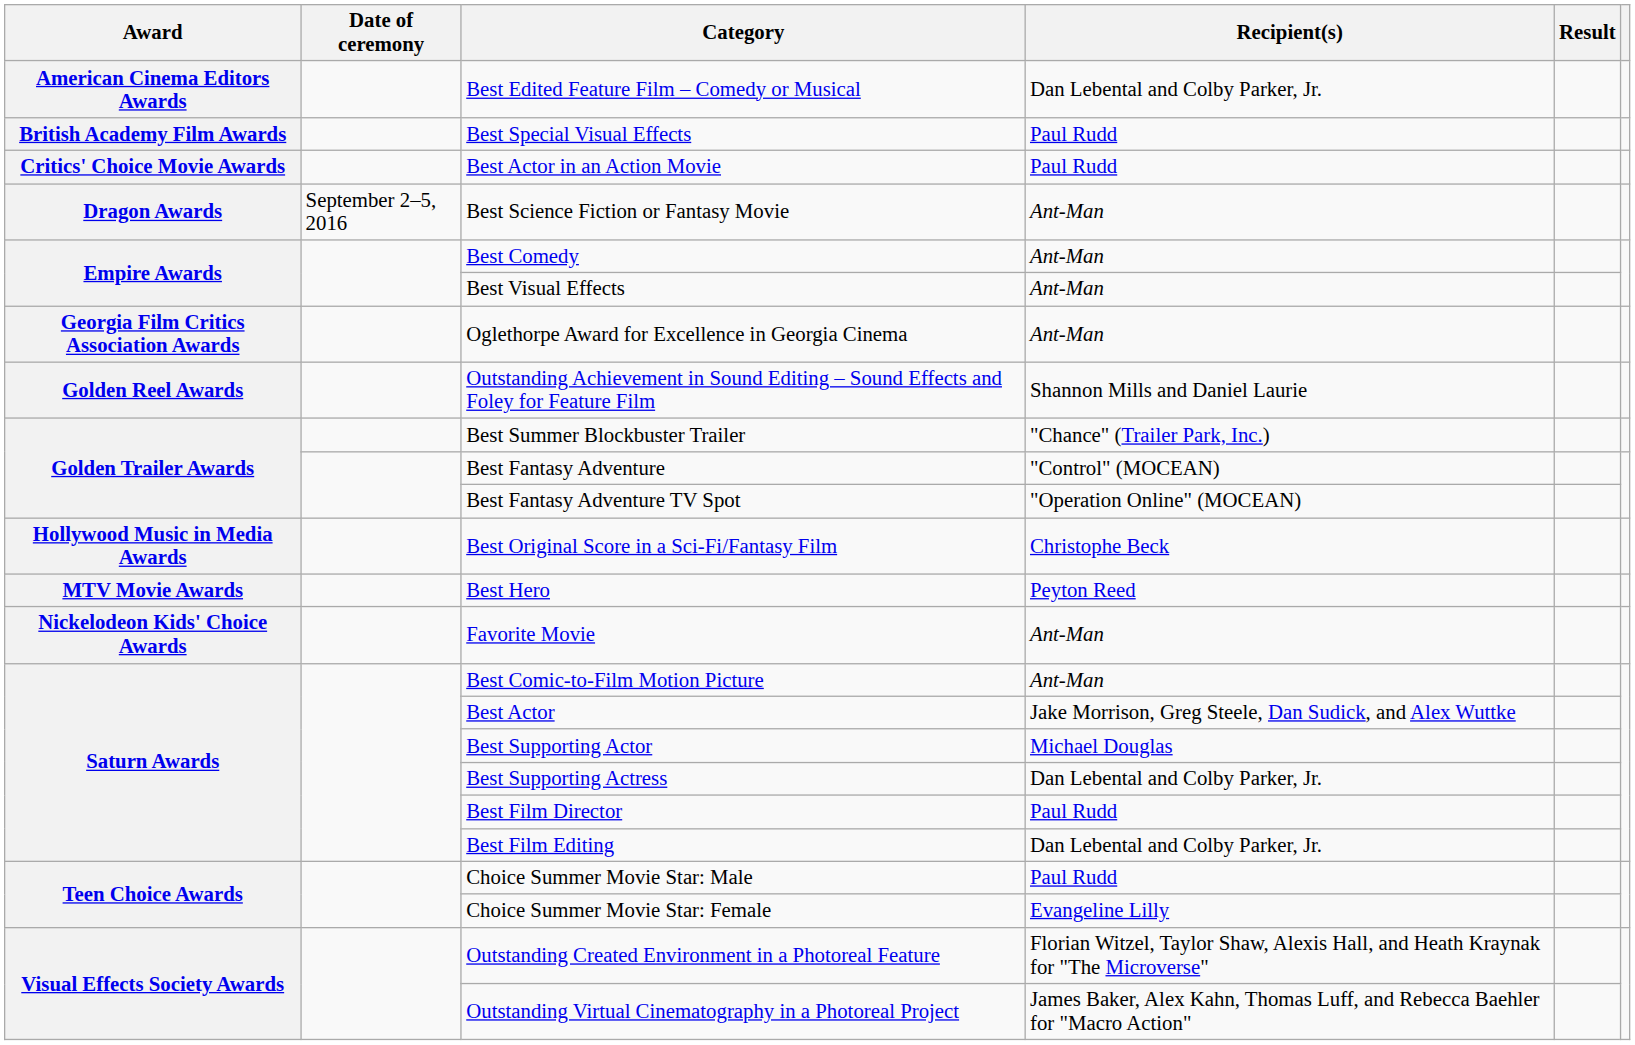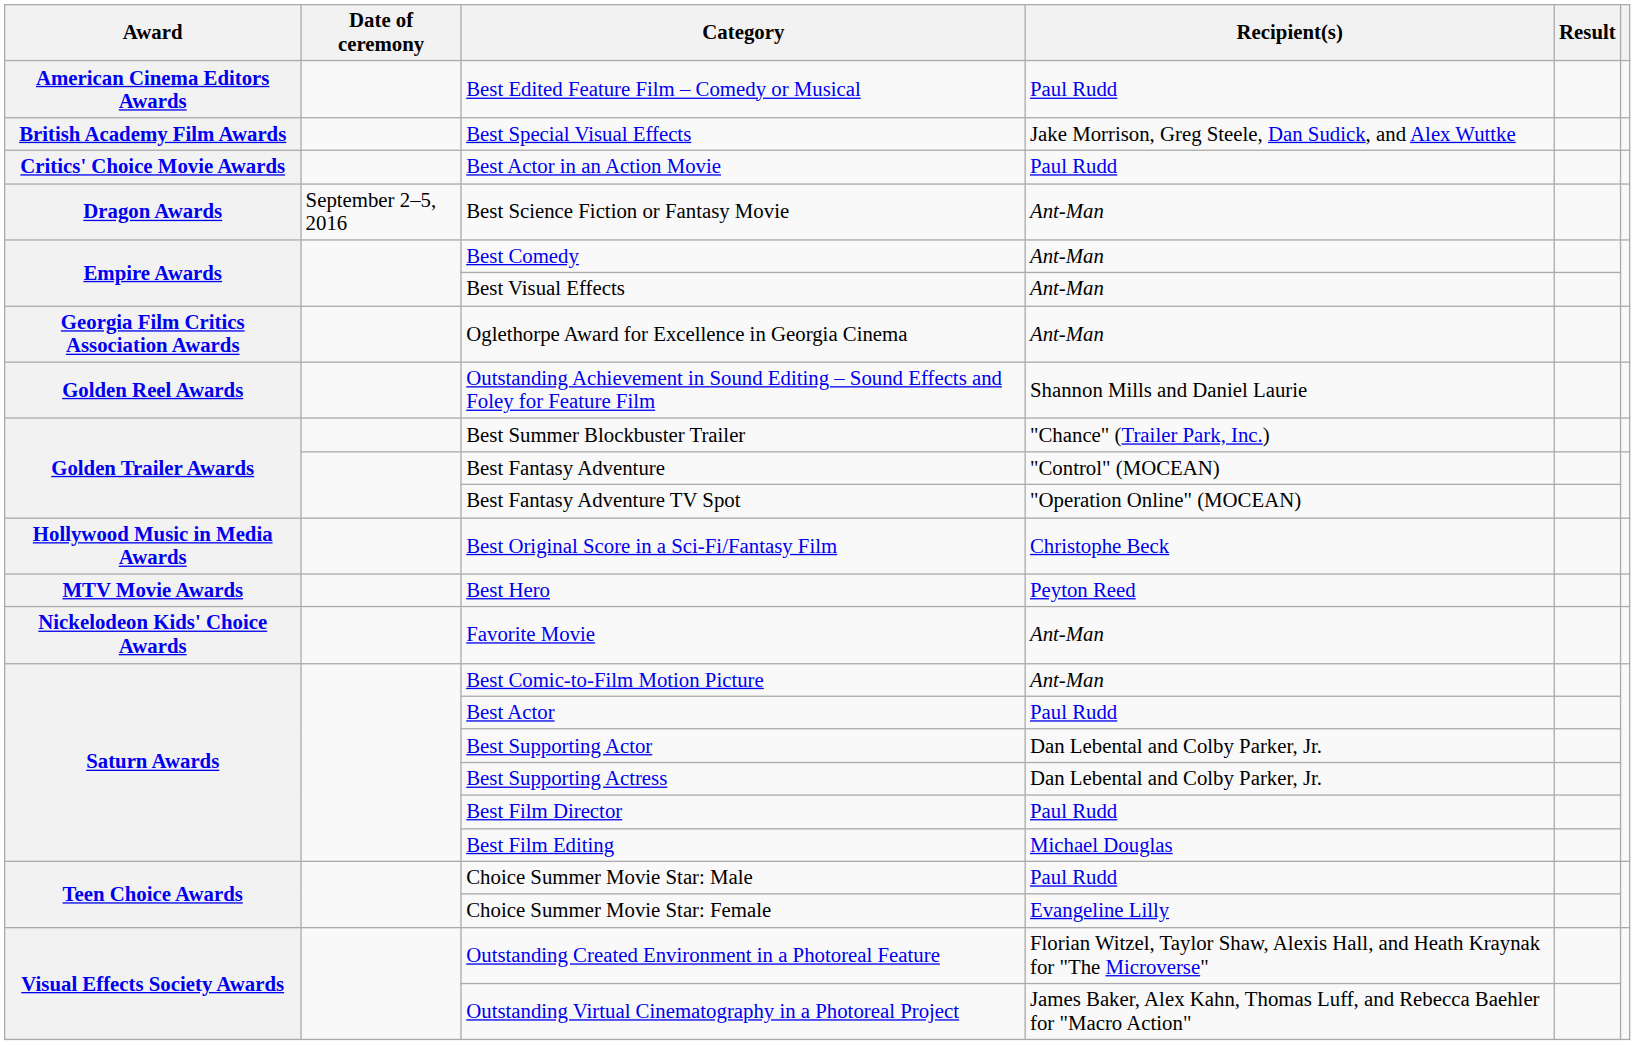(1176, 89) Dan Lebental and Colby Parker, Jr. -> (1074, 89) Paul Rudd
(1074, 133) Paul Rudd -> (1273, 133) Jake Morrison, Greg Steele, Dan Sudick, and Alex Wuttke
(1273, 712) Jake Morrison, Greg Steele, Dan Sudick, and Alex Wuttke -> (1074, 712) Paul Rudd
(1101, 745) Michael Douglas -> (1176, 745) Dan Lebental and Colby Parker, Jr.
(1176, 844) Dan Lebental and Colby Parker, Jr. -> (1101, 844) Michael Douglas
